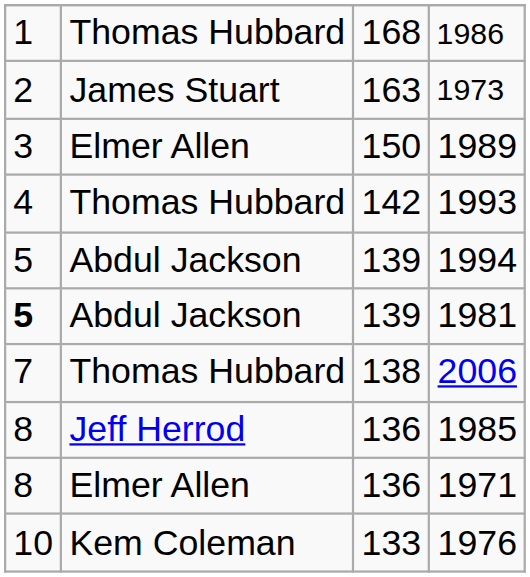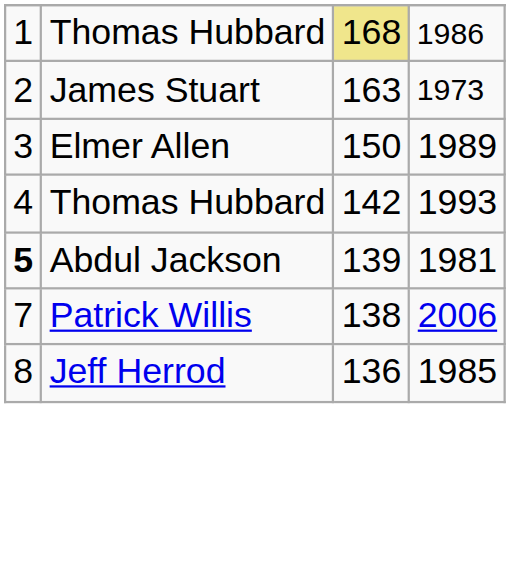(391, 32) no background -> (372, 32) khaki background
- row: (477, 259)
(207, 372) Thomas Hubbard -> (151, 315) Patrick Willis
- row: (477, 485)
- row: (477, 542)
